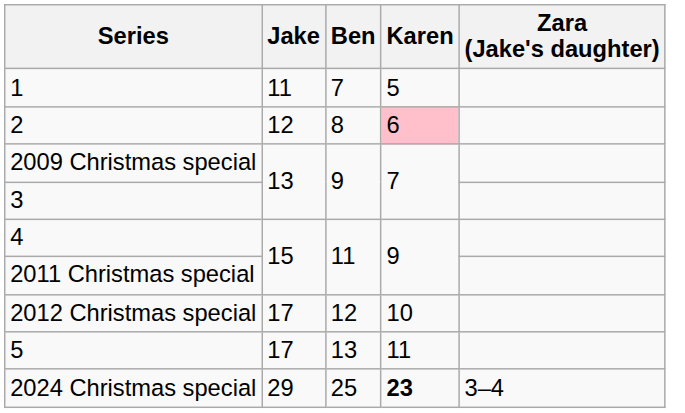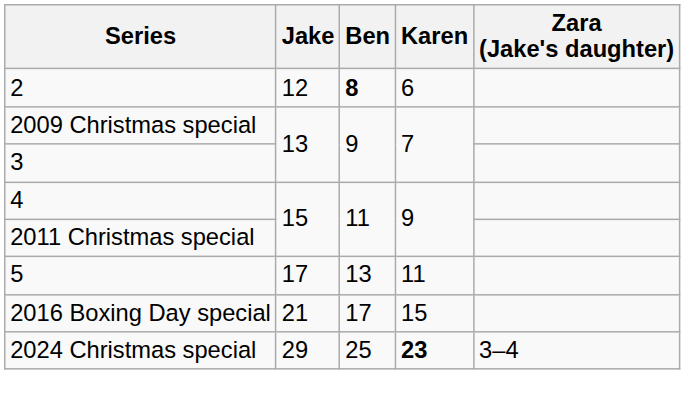- row: (17, 87)
(337, 125) normal -> (352, 87) bold
(393, 125) pink background -> (408, 87) no background
- row: (133, 312)
+ row: (141, 312)
